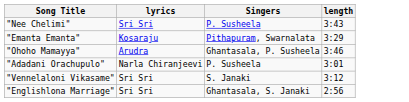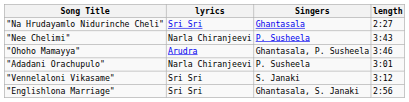+ row: (85, 24)
(136, 24) Sri Sri -> (210, 38) Narla Chiranjeevi
- row: (43, 38)
